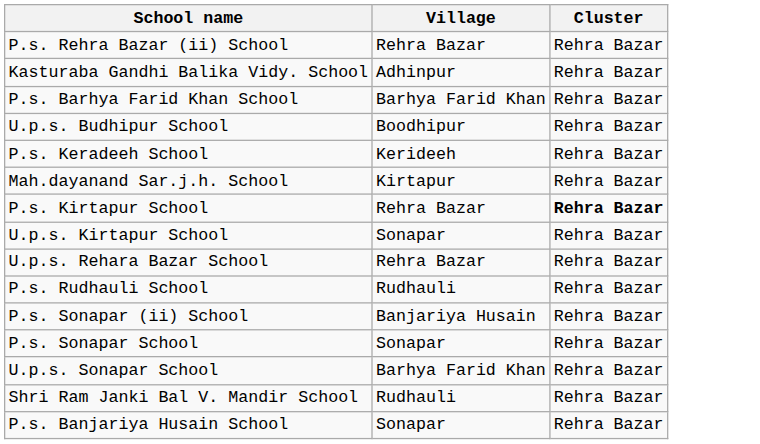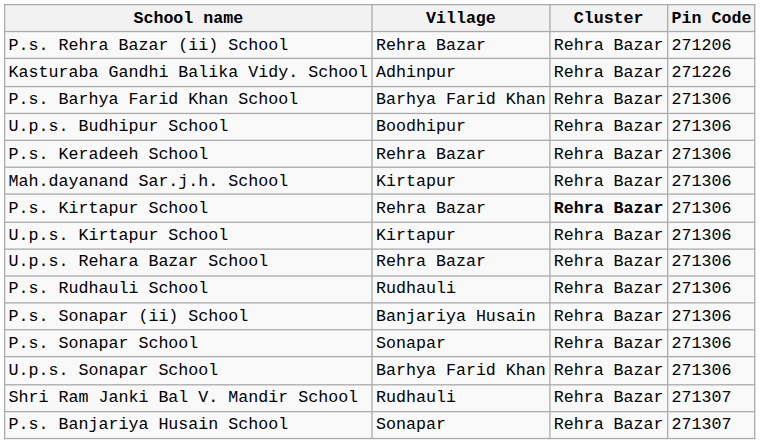+ column: (711, 18)
(416, 154) Kerideeh -> (431, 154) Rehra Bazar
(411, 235) Sonapar -> (416, 235) Kirtapur
